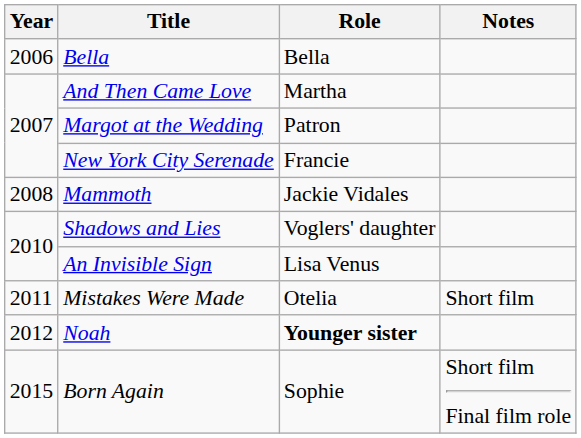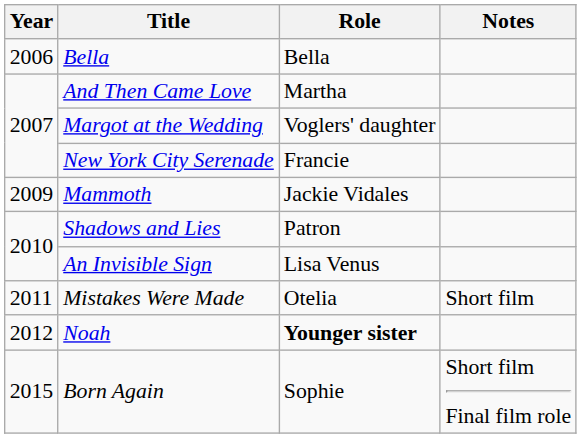(312, 125) Patron -> (360, 125) Voglers' daughter
(31, 194) 2008 -> (31, 194) 2009
(360, 228) Voglers' daughter -> (312, 228) Patron
